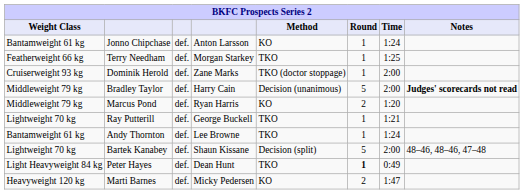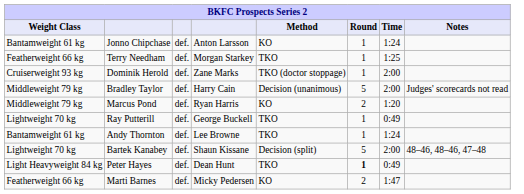(462, 88) bold -> (457, 88) normal
(392, 119) 1:21 -> (392, 119) 0:49
(46, 181) Heavyweight 120 kg -> (45, 181) Featherweight 66 kg
